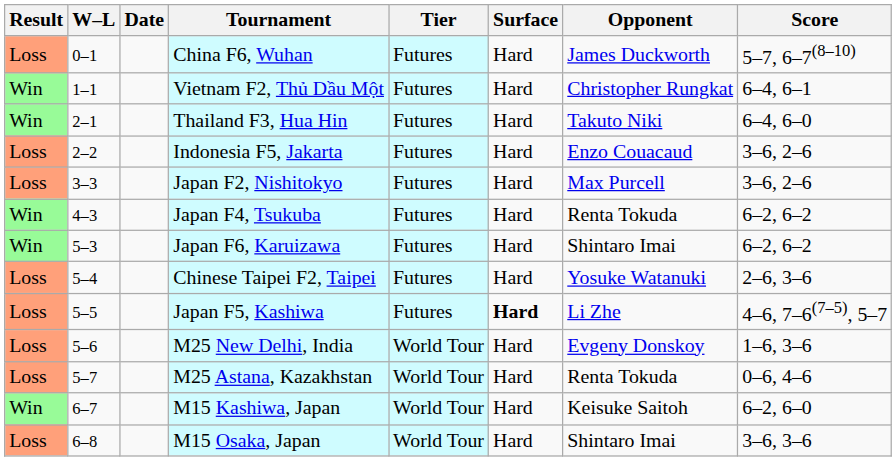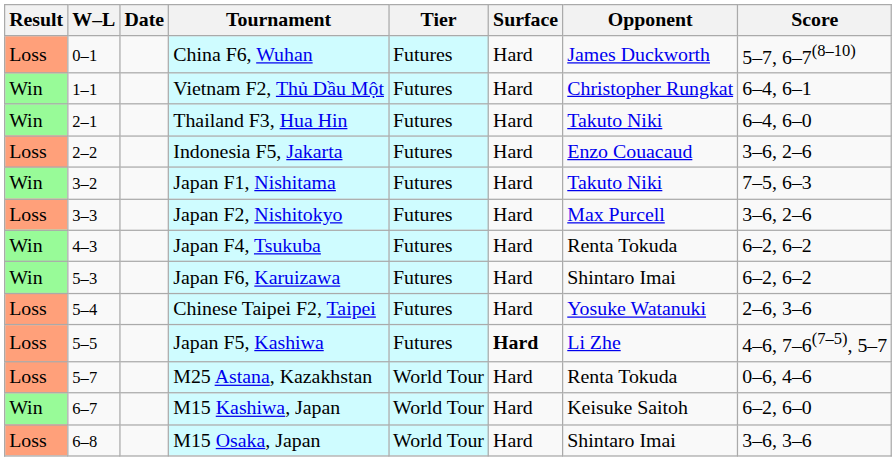+ row: (255, 182)
- row: (263, 345)
